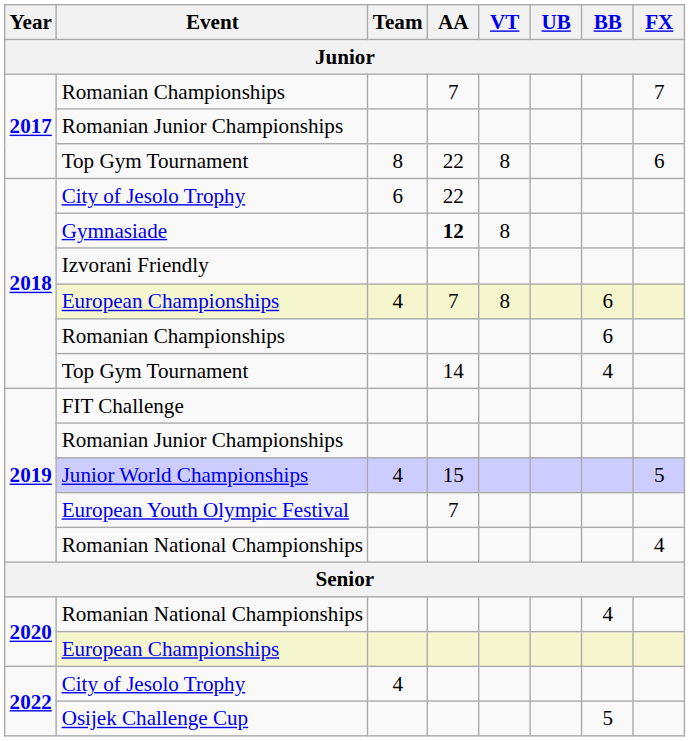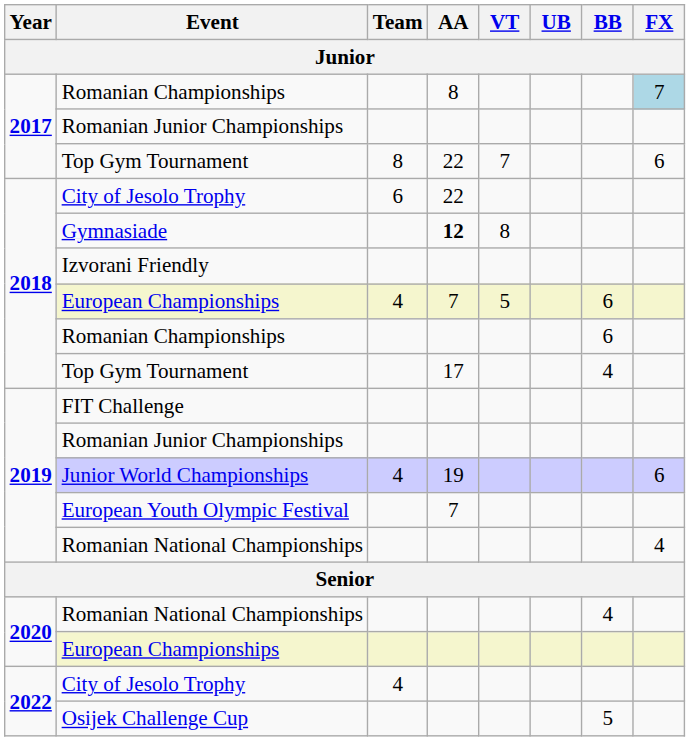(453, 91) 7 -> (453, 91) 8
(659, 91) no background -> (659, 91) lightblue background
(505, 161) 8 -> (505, 161) 7
(505, 300) 8 -> (505, 300) 5
(453, 370) 14 -> (453, 370) 17
(453, 474) 15 -> (453, 474) 19
(659, 474) 5 -> (659, 474) 6
